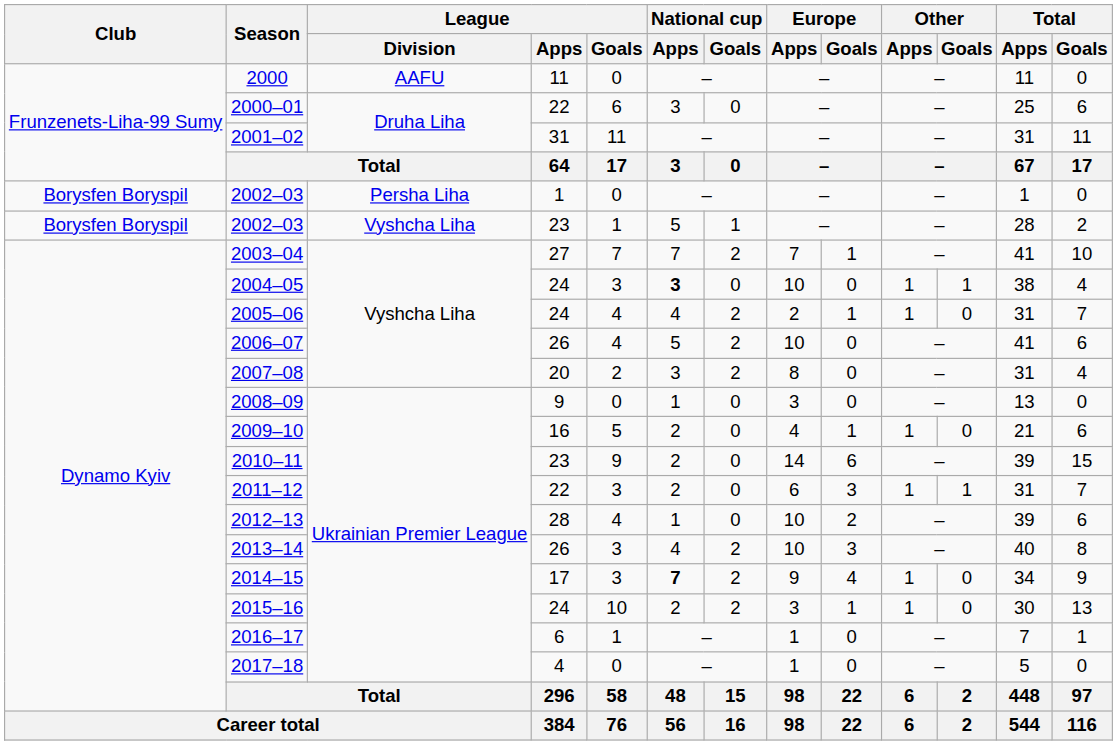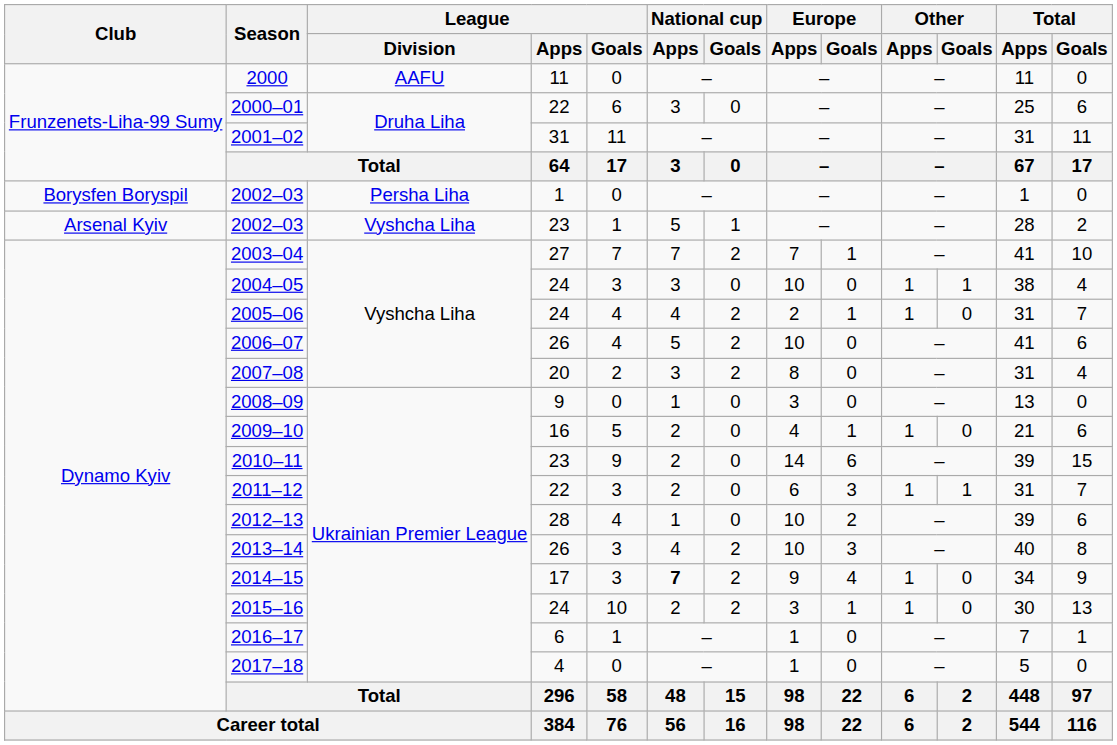(116, 225) Borysfen Boryspil -> (116, 225) Arsenal Kyiv
(675, 284) bold -> (675, 284) normal
